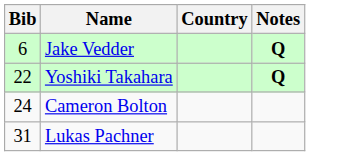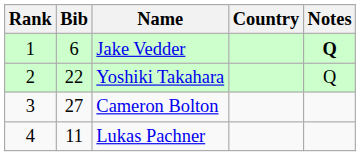+ column: (30, 19)
(278, 77) bold -> (330, 77) normal
(23, 106) 24 -> (74, 106) 27
(23, 135) 31 -> (74, 135) 11
